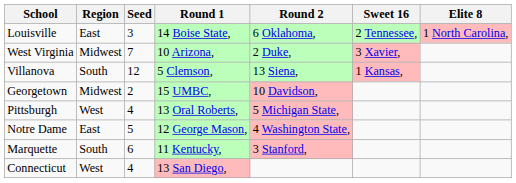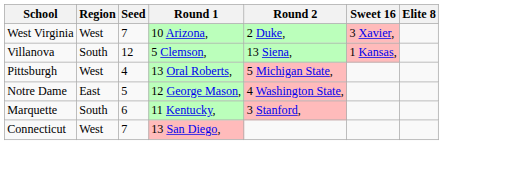- row: (32, 33)
(100, 52) Midwest -> (91, 33) West
- row: (37, 91)
(130, 168) 4 -> (124, 129) 7
